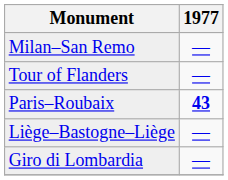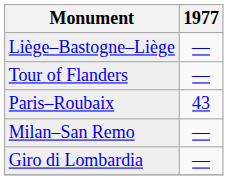rows swapped: (72, 47) <-> (92, 132)
(201, 103) bold -> (201, 103) normal
